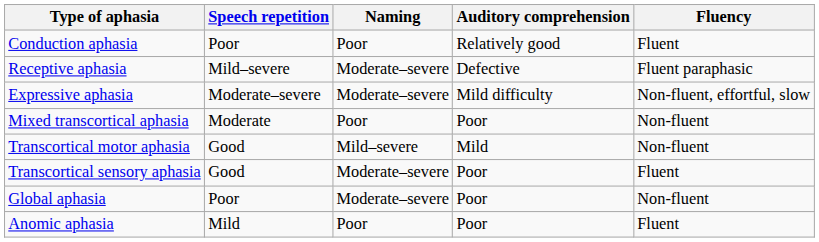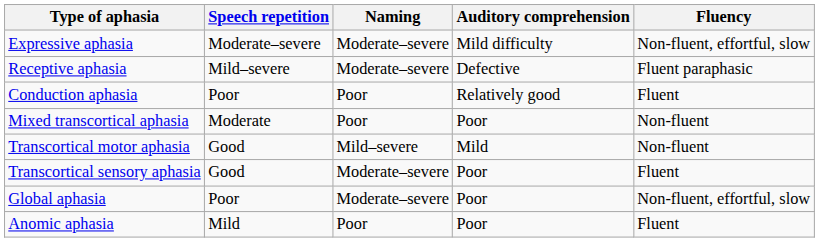rows swapped: (71, 95) <-> (73, 43)
(673, 198) Non-fluent -> (724, 198) Non-fluent, effortful, slow
